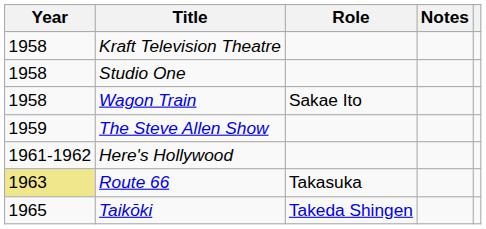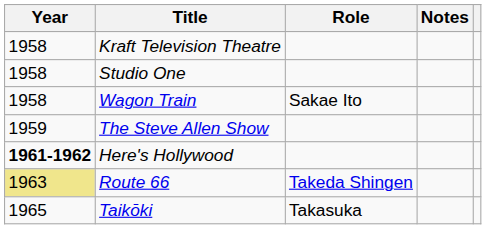(50, 155) normal -> (50, 155) bold
(325, 182) Takasuka -> (351, 182) Takeda Shingen
(351, 210) Takeda Shingen -> (325, 210) Takasuka
